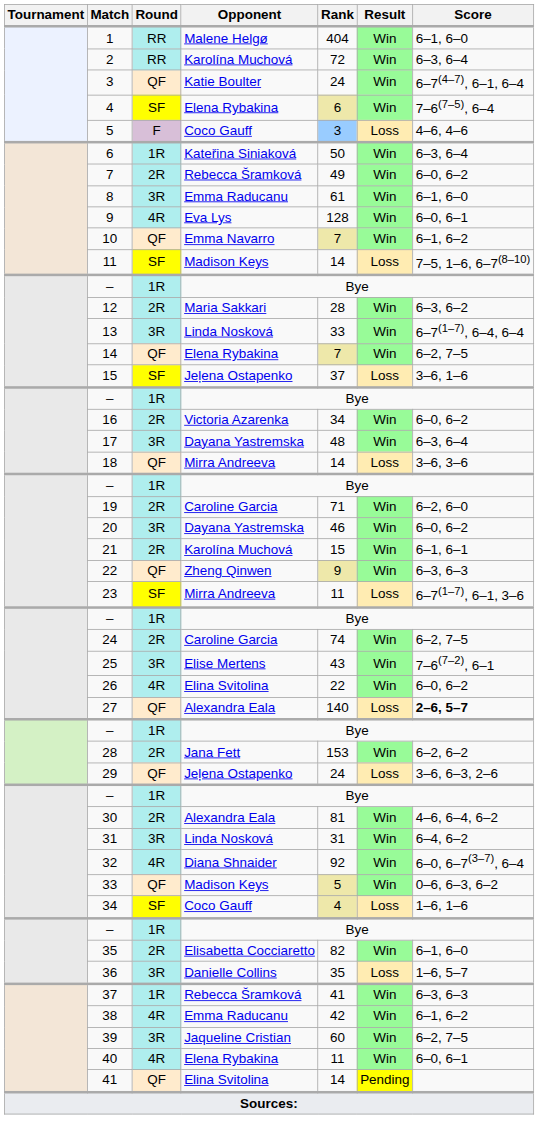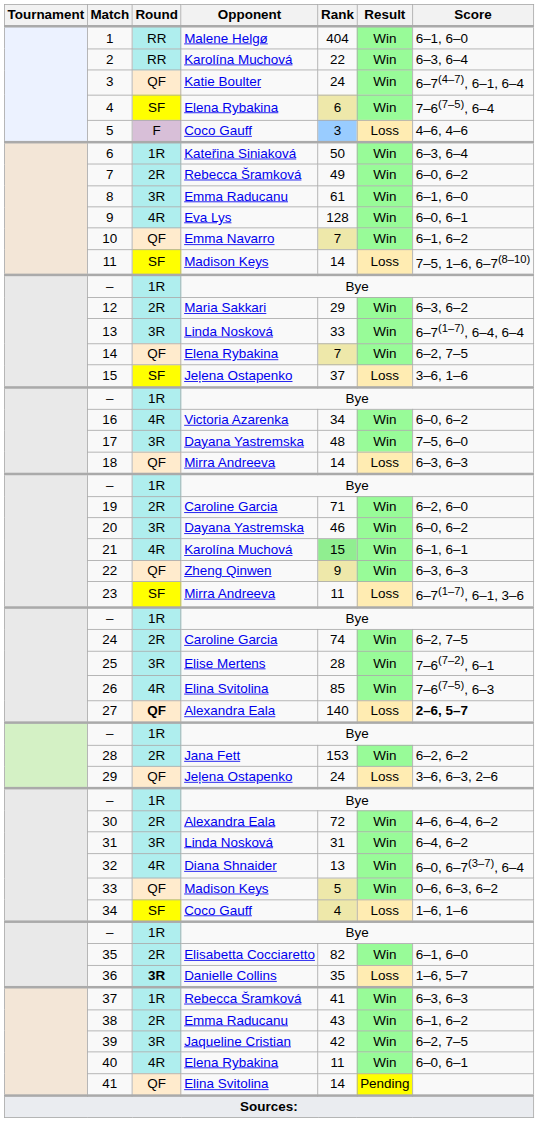(338, 59) 72 -> (338, 59) 22
(338, 308) 28 -> (338, 308) 29
(157, 420) 2R -> (157, 420) 4R
(442, 441) 6–3, 6–4 -> (442, 441) 7–5, 6–0
(442, 462) 3–6, 3–6 -> (442, 462) 6–3, 6–3
(157, 549) 2R -> (157, 549) 4R
(338, 549) no background -> (338, 549) lightgreen background
(338, 663) 43 -> (338, 663) 28
(338, 686) 22 -> (338, 688) 85
(442, 686) 6–0, 6–2 -> (455, 688) 7–6(7–5), 6–3
(157, 707) normal -> (157, 711) bold
(338, 817) 81 -> (338, 821) 72
(338, 862) 92 -> (338, 865) 13
(157, 972) normal -> (157, 975) bold
(157, 1016) 4R -> (157, 1020) 2R
(338, 1016) 42 -> (338, 1020) 43
(338, 1037) 60 -> (338, 1041) 42
